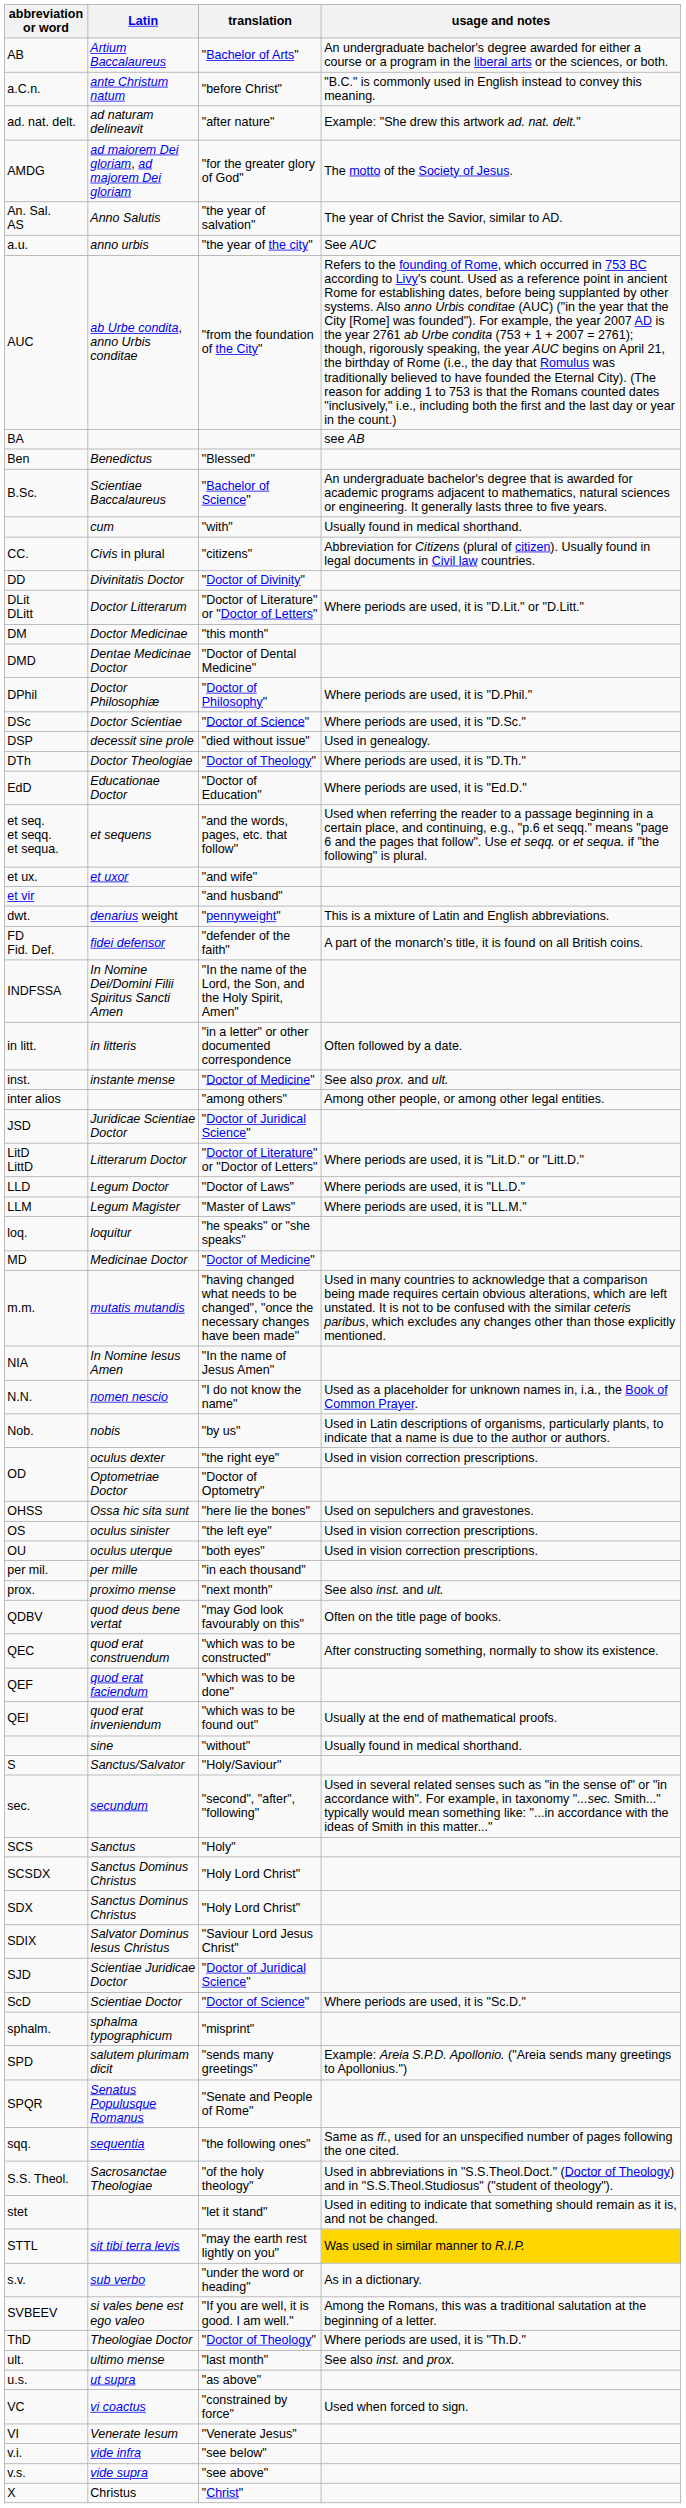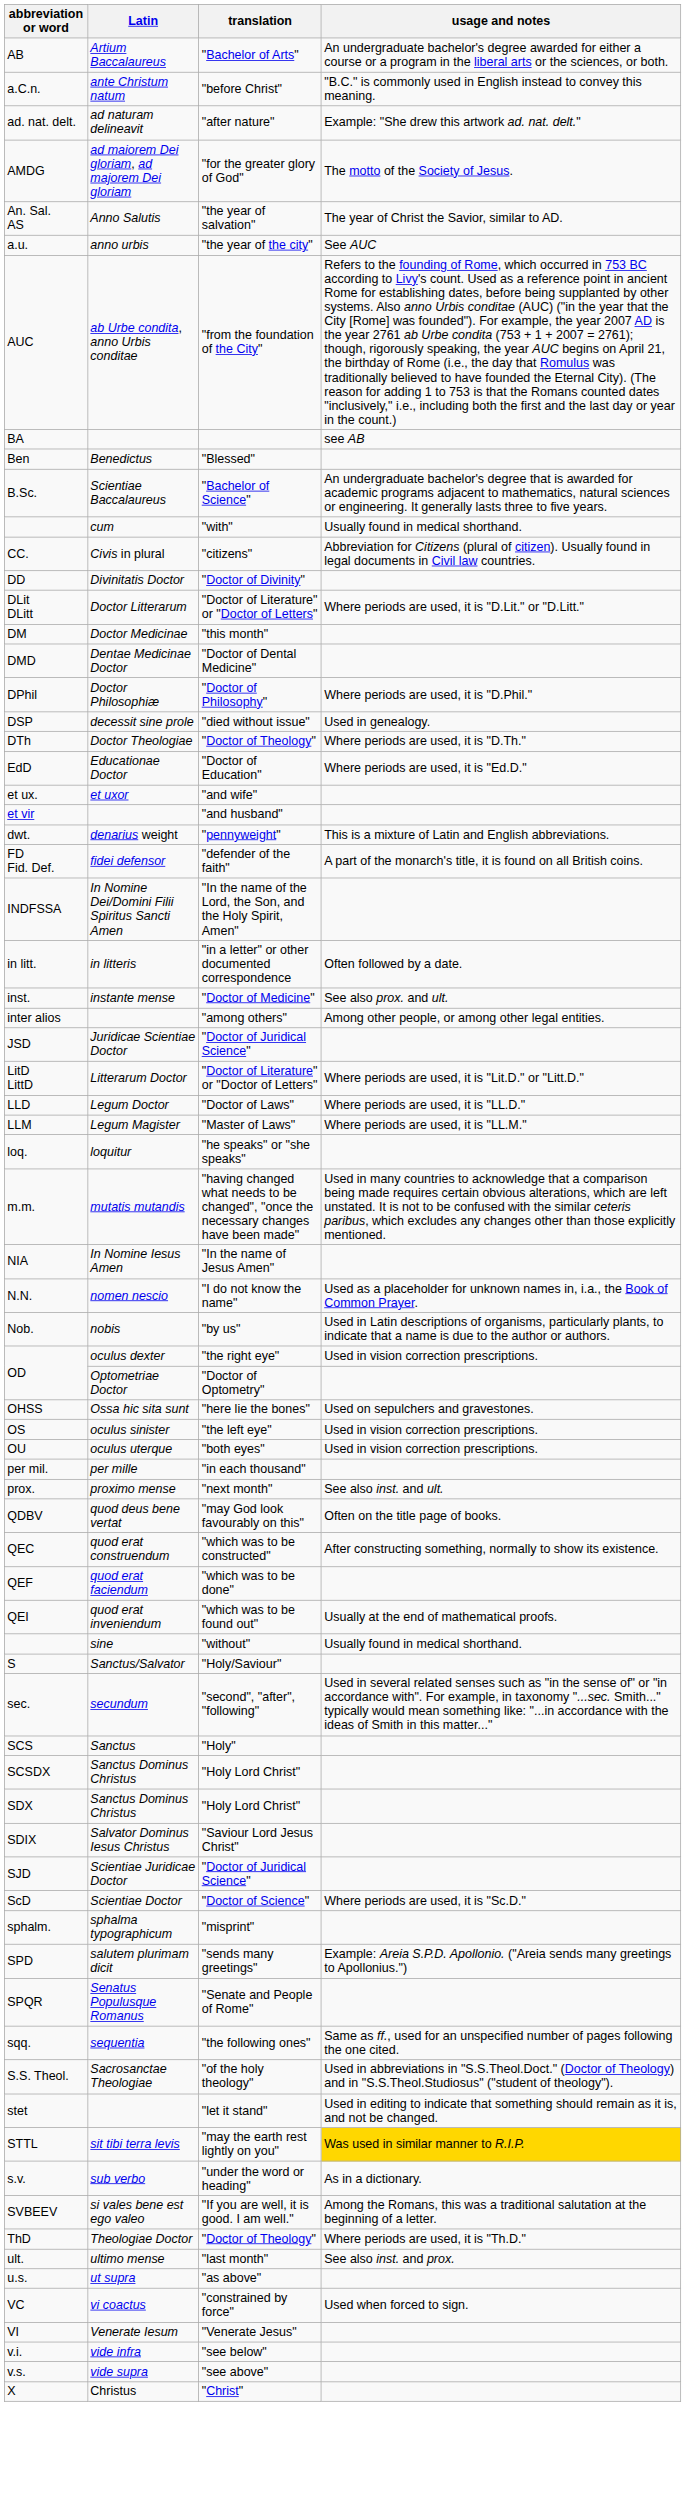- row: (19, 721)
- row: (33, 835)
- row: (17, 1260)
